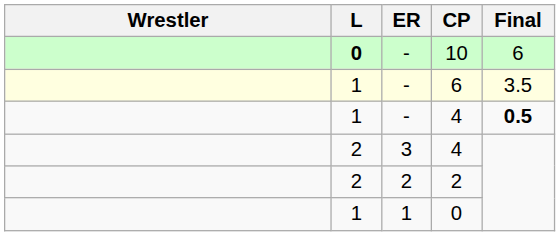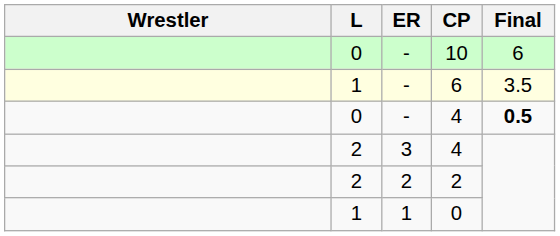(357, 52) bold -> (357, 52) normal
(357, 117) 1 -> (357, 117) 0
